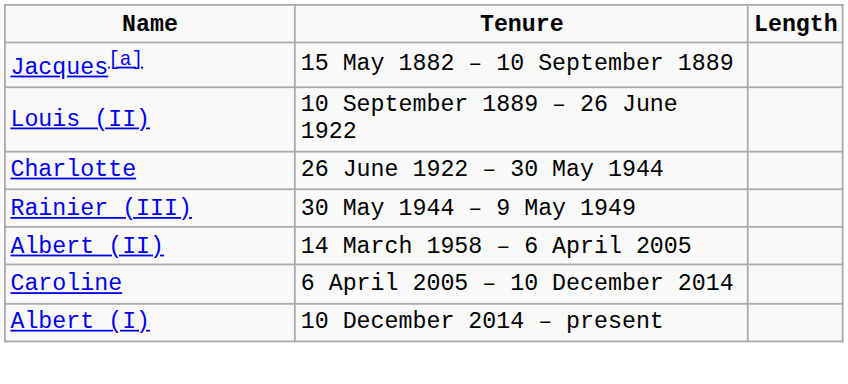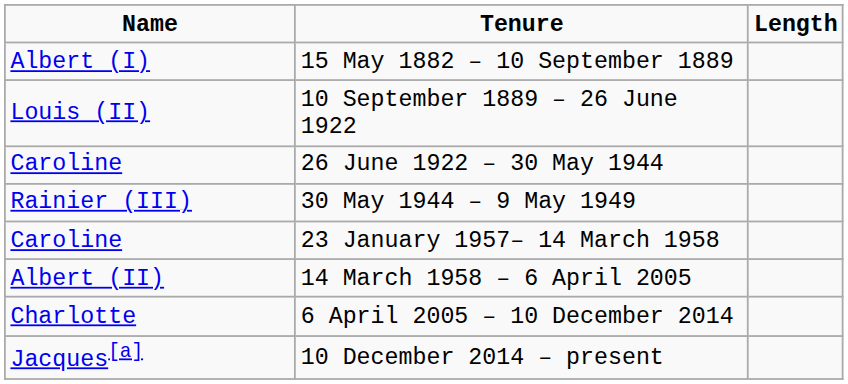(77, 65) Jacques[a] -> (80, 62) Albert (I)
(73, 170) Charlotte -> (66, 164) Caroline
+ row: (510, 240)
(66, 284) Caroline -> (73, 316) Charlotte
(80, 322) Albert (I) -> (77, 357) Jacques[a]
